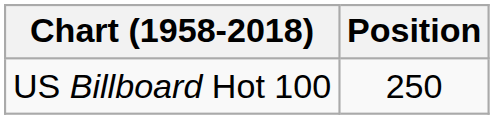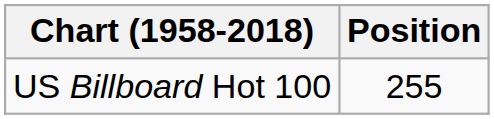(414, 85) 250 -> (414, 85) 255
